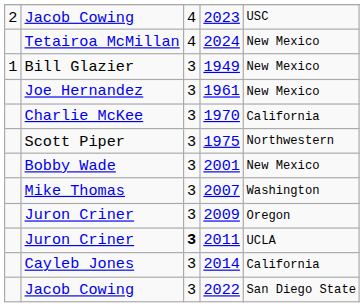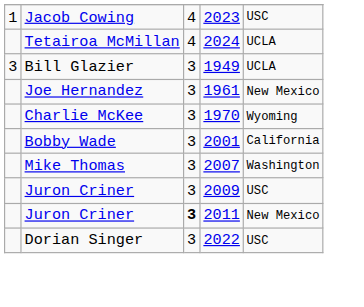(13, 17) 2 -> (13, 17) 1
(283, 42) New Mexico -> (261, 42) UCLA
(13, 67) 1 -> (13, 67) 3
(283, 67) New Mexico -> (261, 67) UCLA
(283, 116) California -> (272, 116) Wyoming
- row: (75, 141)
(283, 166) New Mexico -> (283, 141) California
(268, 215) Oregon -> (257, 191) USC
(261, 240) UCLA -> (283, 215) New Mexico
- row: (79, 265)
- row: (79, 290)
+ row: (84, 240)
